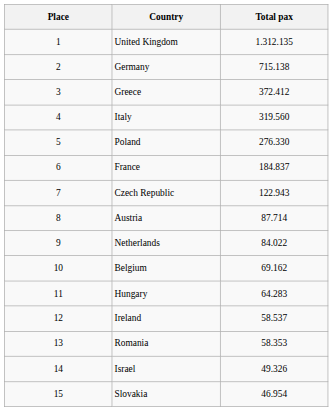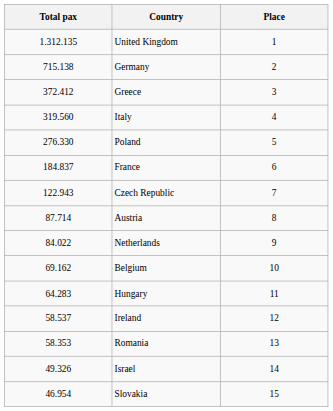columns swapped: (58, 16) <-> (274, 16)
